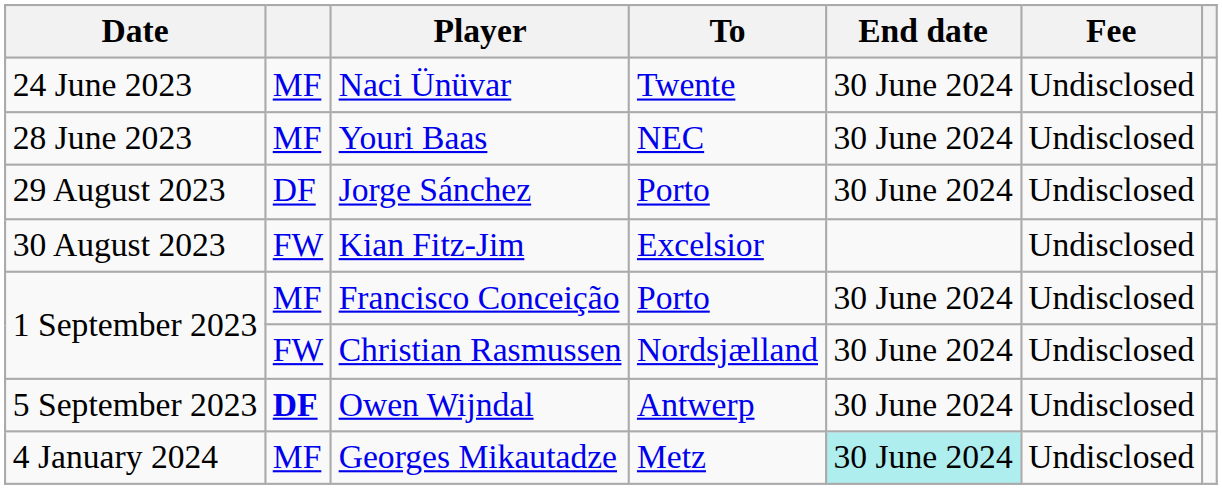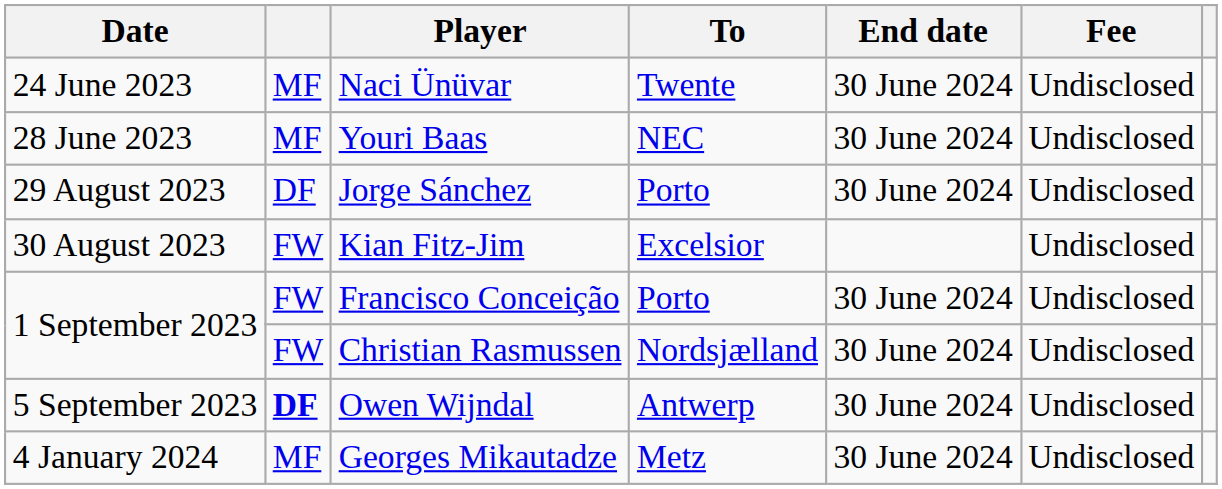(297, 297) MF -> (298, 297) FW
(923, 457) paleturquoise background -> (923, 457) no background
